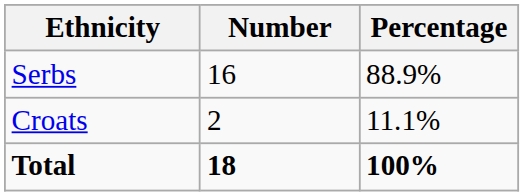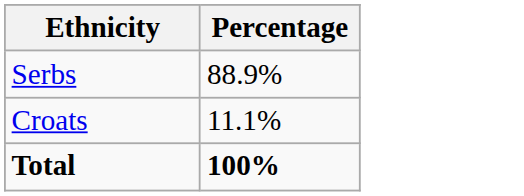- column: (280, 27)
